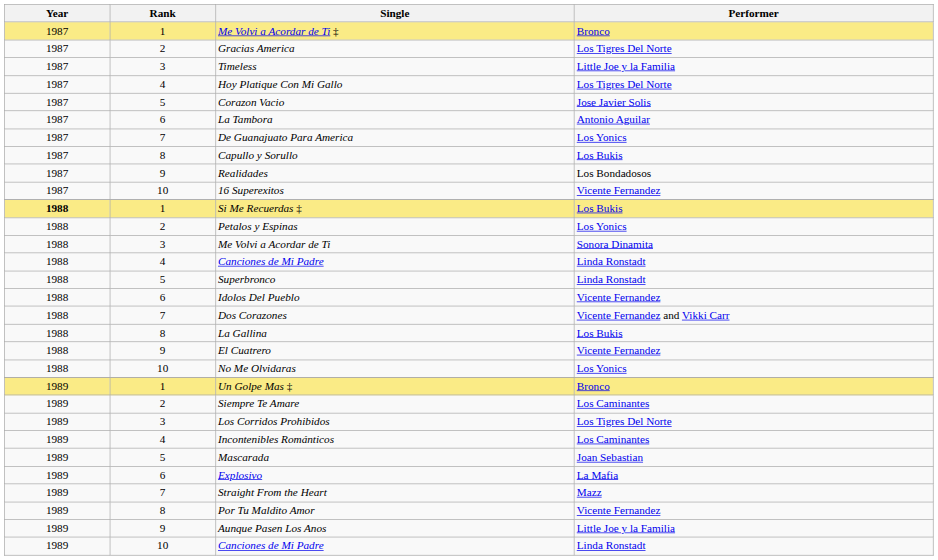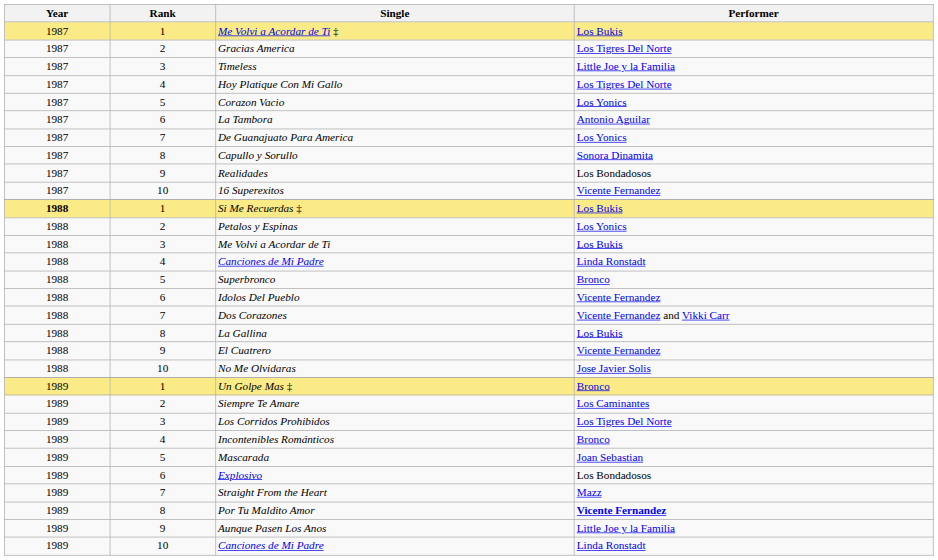(593, 31) Bronco -> (600, 31) Los Bukis
(614, 102) Jose Javier Solis -> (602, 102) Los Yonics
(600, 155) Los Bukis -> (615, 155) Sonora Dinamita
(615, 244) Sonora Dinamita -> (600, 244) Los Bukis
(611, 279) Linda Ronstadt -> (593, 279) Bronco
(602, 368) Los Yonics -> (614, 368) Jose Javier Solis
(613, 439) Los Caminantes -> (593, 439) Bronco
(597, 475) La Mafia -> (614, 475) Los Bondadosos
(619, 510) normal -> (622, 510) bold
